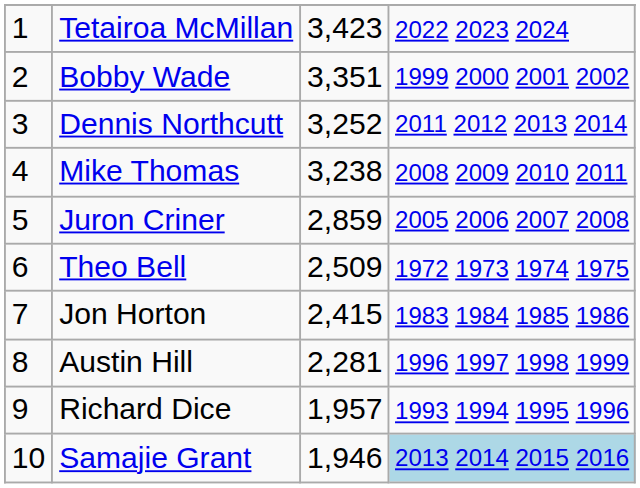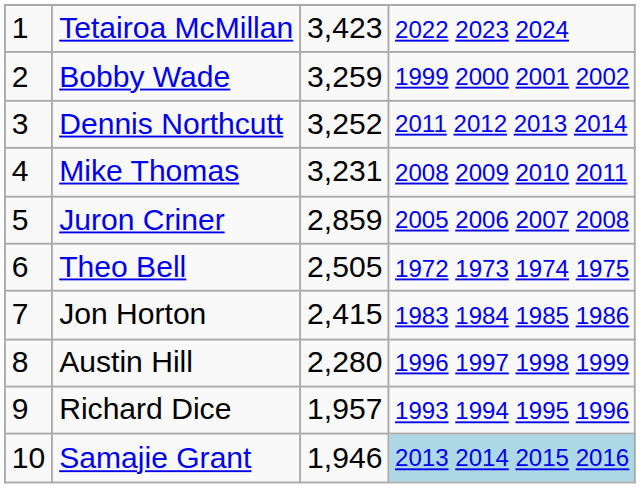(345, 76) 3,351 -> (345, 76) 3,259
(345, 171) 3,238 -> (345, 171) 3,231
(345, 266) 2,509 -> (345, 266) 2,505
(345, 362) 2,281 -> (345, 362) 2,280
